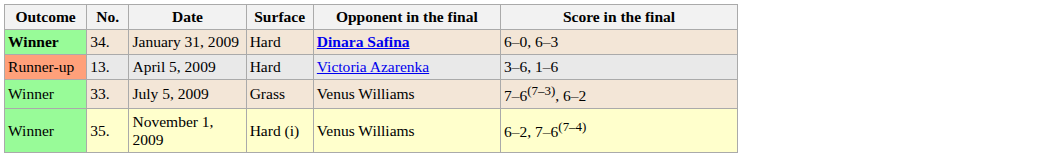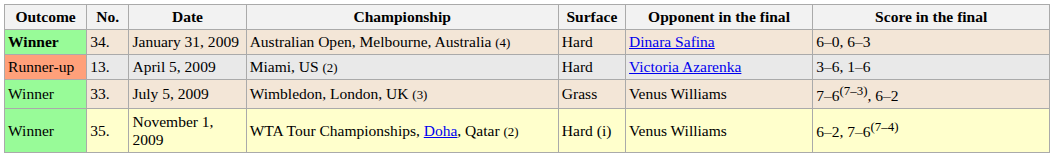+ column: (402, 16)
(363, 41) bold -> (672, 41) normal
